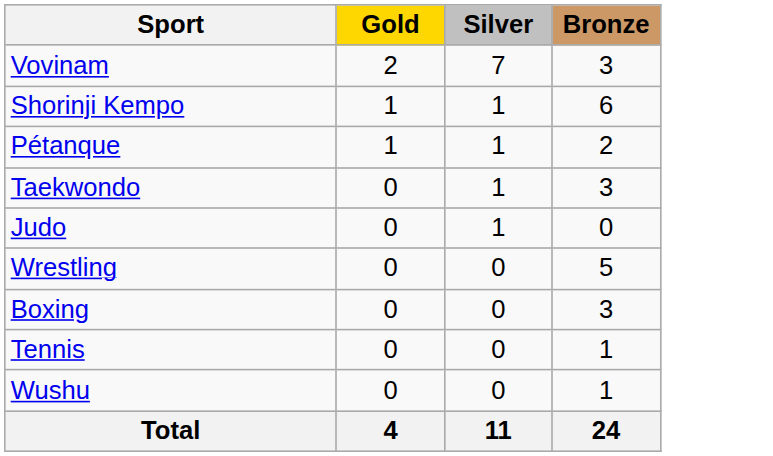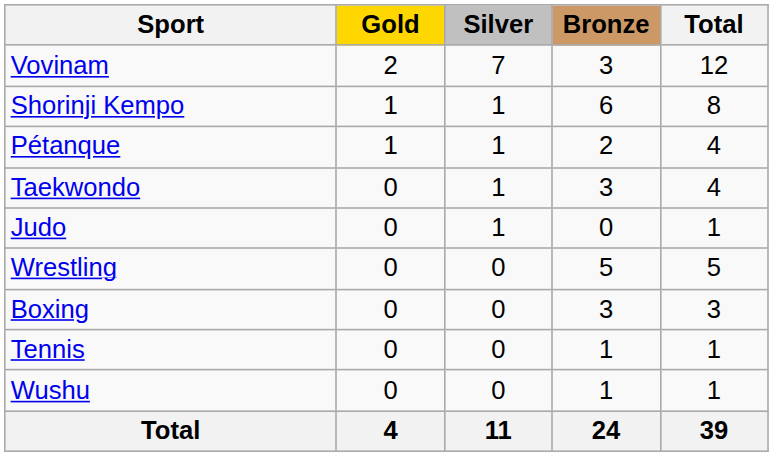+ column: (714, 24)
